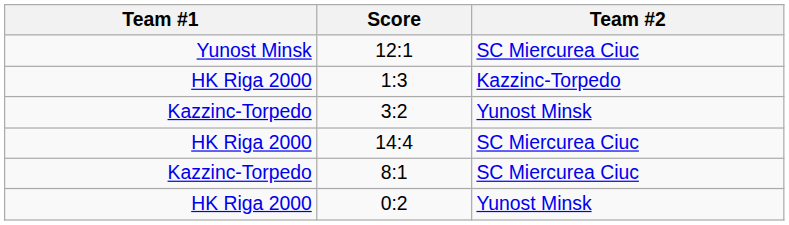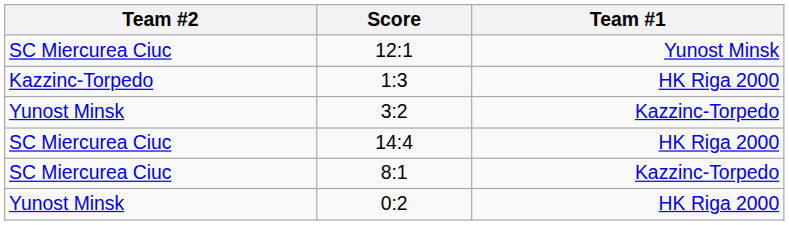columns swapped: (160, 19) <-> (628, 19)
